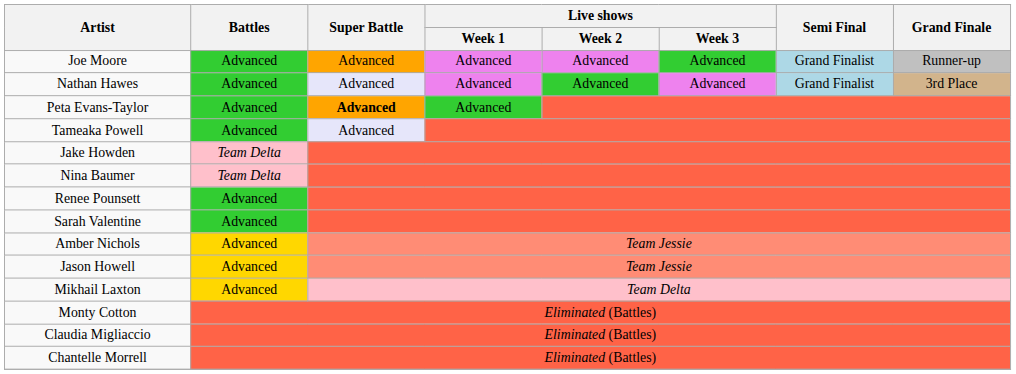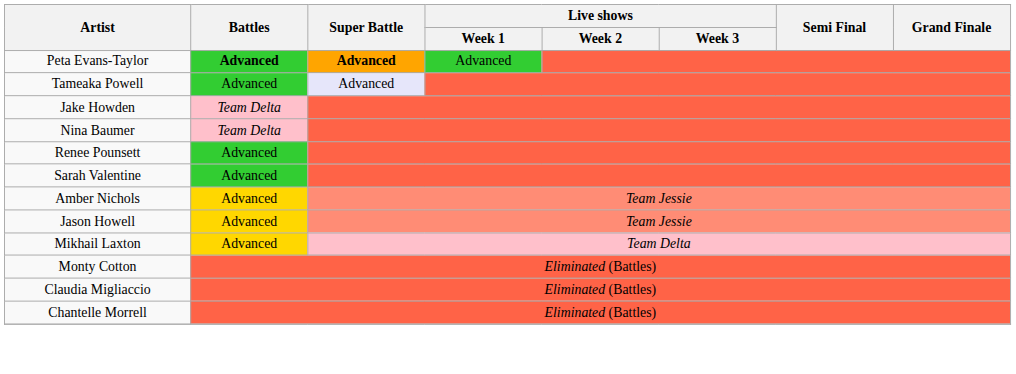- row: (98, 61)
- row: (98, 84)
(249, 107) normal -> (249, 61) bold
